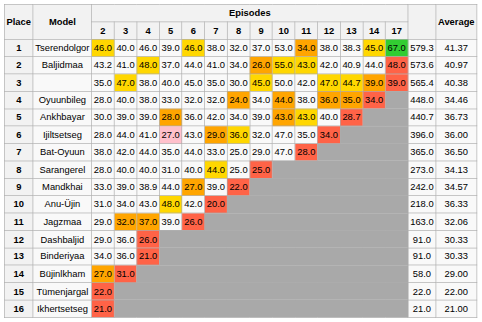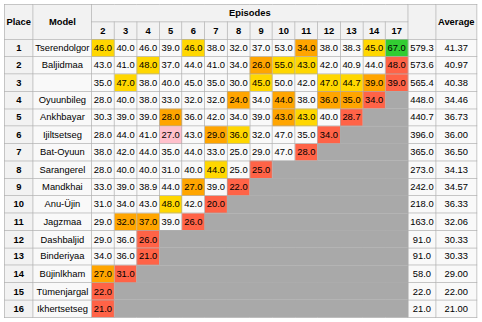(103, 66) 43.2 -> (103, 66) 43.0
(103, 118) 30.0 -> (103, 118) 30.3
